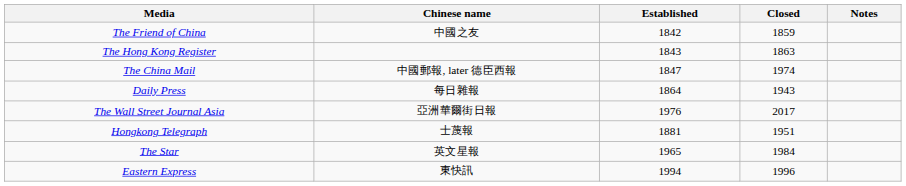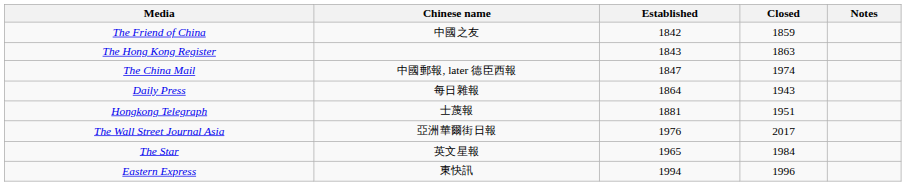rows swapped: (159, 131) <-> (159, 111)
